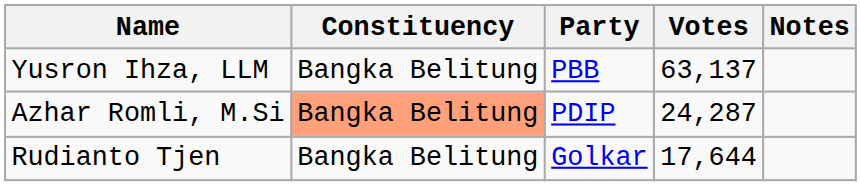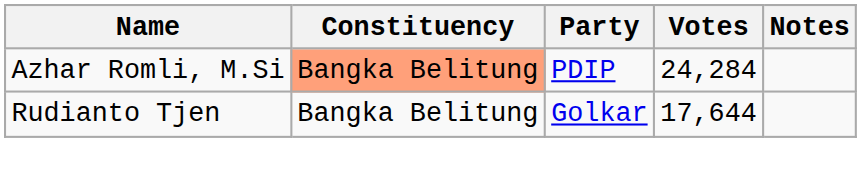- row: (140, 70)
(709, 114) 24,287 -> (709, 70) 24,284
